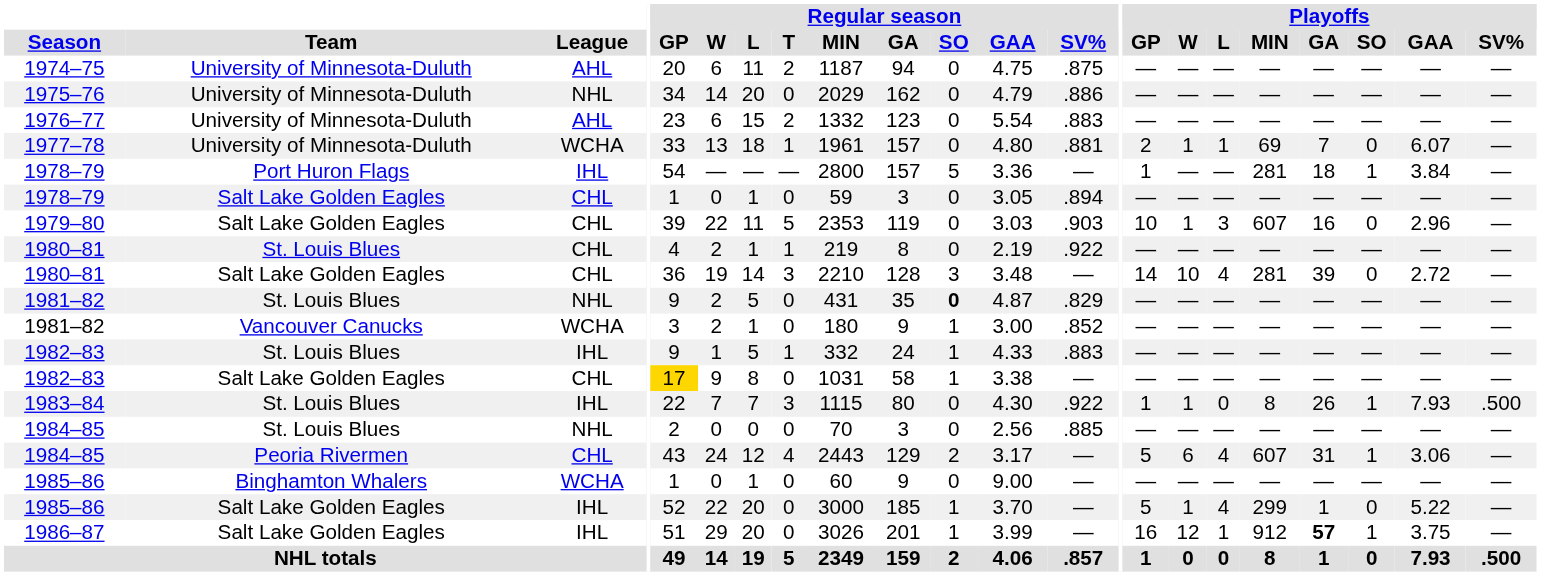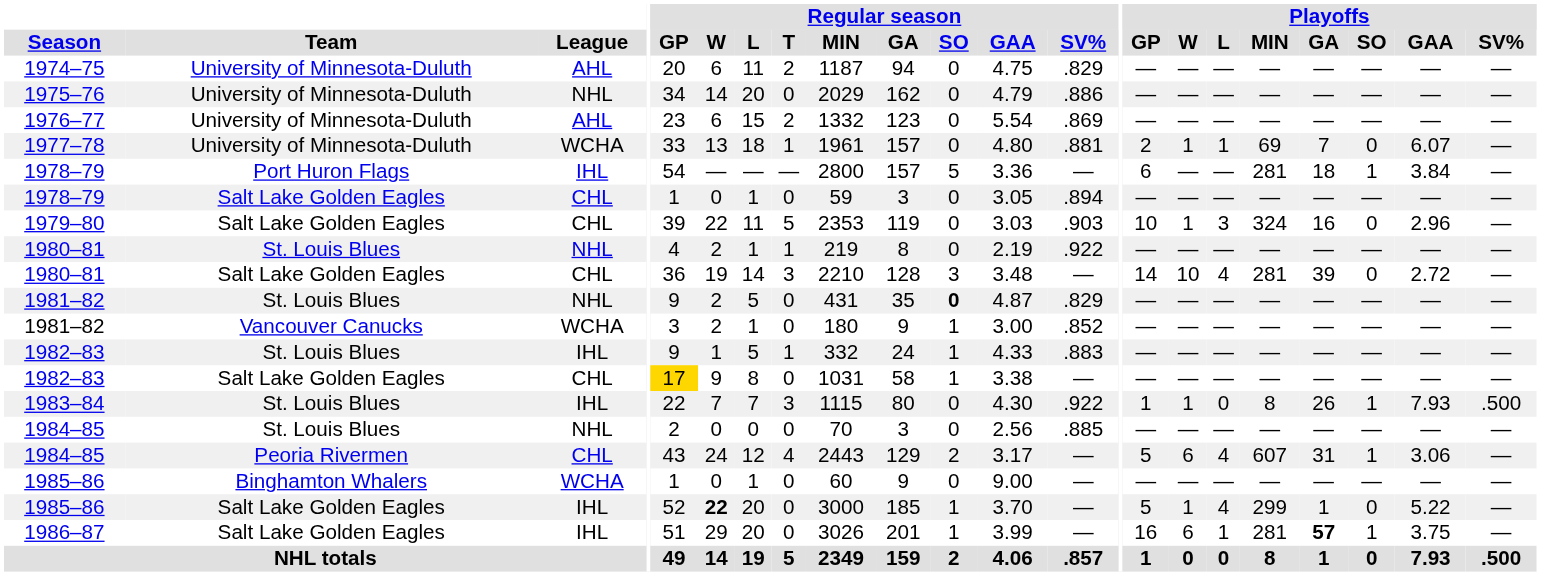(1083, 68) .875 -> (1083, 68) .829
(1083, 119) .883 -> (1083, 119) .869
(1146, 171) 1 -> (1146, 171) 6
(1270, 223) 607 -> (1270, 223) 324
(592, 248) CHL -> (592, 248) NHL
(716, 506) normal -> (716, 506) bold
(1188, 532) 12 -> (1188, 532) 6
(1270, 532) 912 -> (1270, 532) 281
